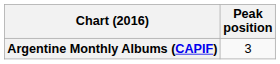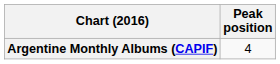(248, 48) 3 -> (248, 48) 4
